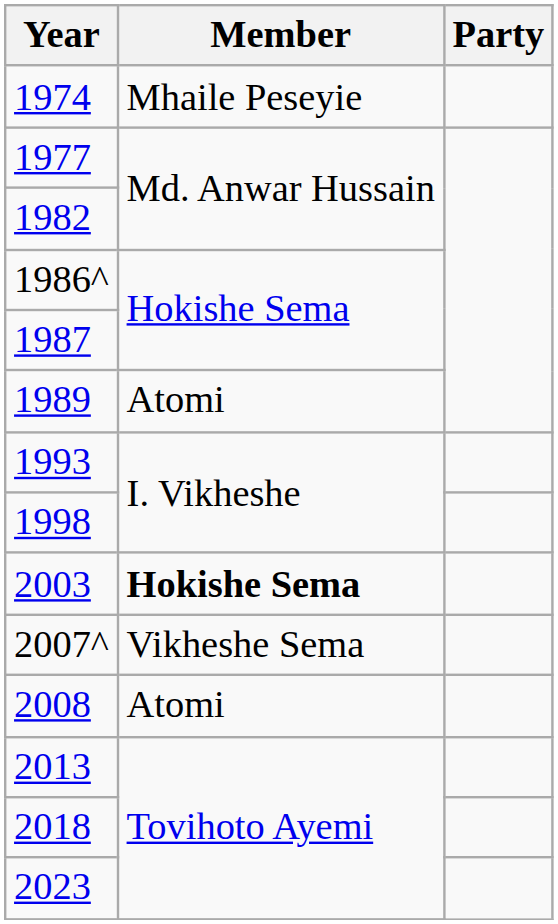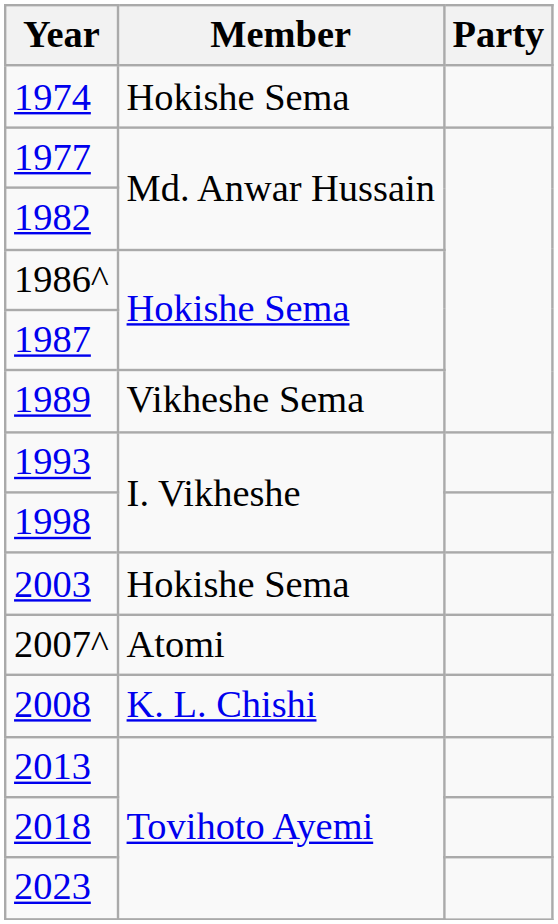(244, 95) Mhaile Peseyie -> (238, 95) Hokishe Sema
(176, 400) Atomi -> (245, 400) Vikheshe Sema
(243, 583) bold -> (238, 583) normal
(245, 643) Vikheshe Sema -> (176, 643) Atomi
(176, 704) Atomi -> (222, 704) K. L. Chishi
